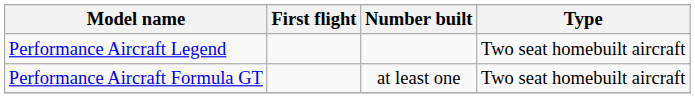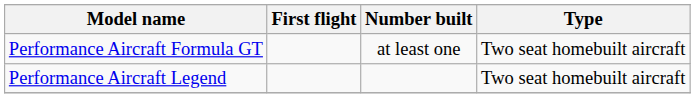rows swapped: (118, 48) <-> (136, 78)
